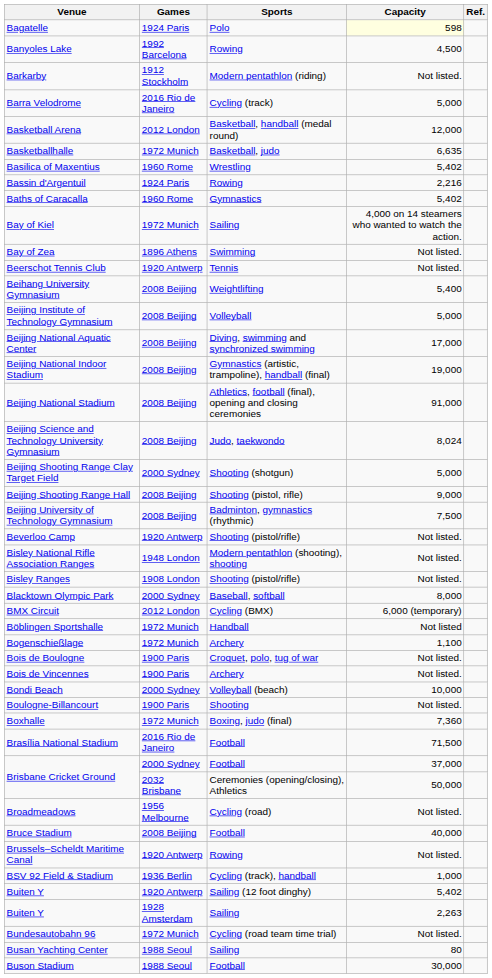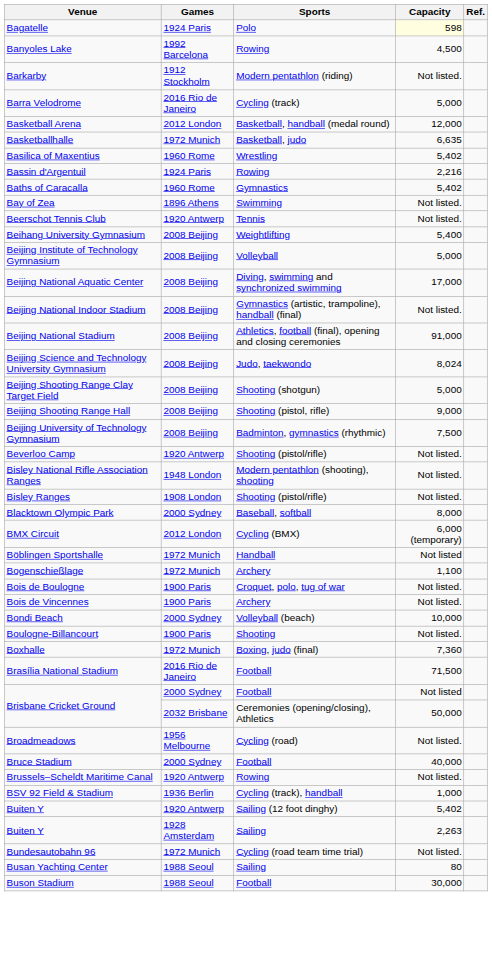- row: (30, 225)
(446, 370) 19,000 -> (440, 309) Not listed.
(171, 473) 2000 Sydney -> (191, 390) 2008 Beijing
(446, 763) 37,000 -> (441, 692) Not listed
(169, 833) 2008 Beijing -> (192, 761) 2000 Sydney
